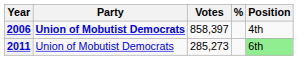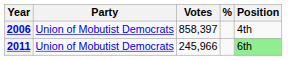(110, 30) bold -> (105, 30) normal
(209, 47) 285,273 -> (198, 47) 245,966
